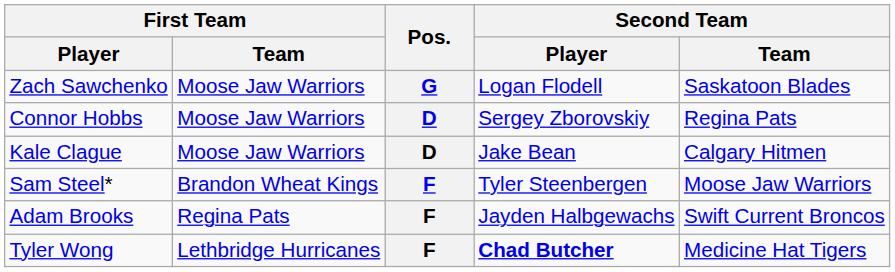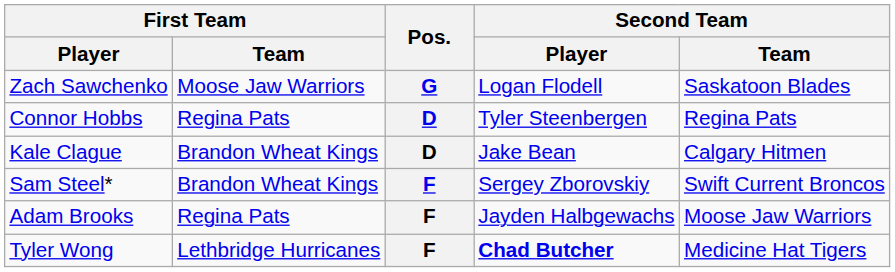(271, 119) Moose Jaw Warriors -> (233, 119) Regina Pats
(564, 119) Sergey Zborovskiy -> (563, 119) Tyler Steenbergen
(271, 151) Moose Jaw Warriors -> (278, 151) Brandon Wheat Kings
(563, 184) Tyler Steenbergen -> (564, 184) Sergey Zborovskiy
(778, 184) Moose Jaw Warriors -> (784, 184) Swift Current Broncos
(784, 217) Swift Current Broncos -> (778, 217) Moose Jaw Warriors
